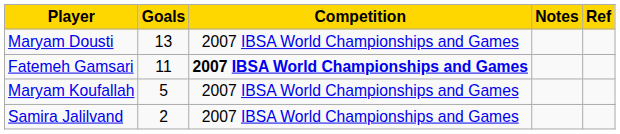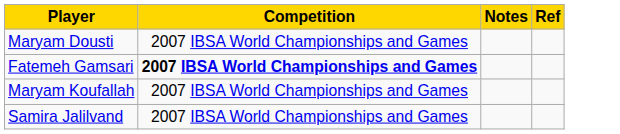- column: (163, 16)
